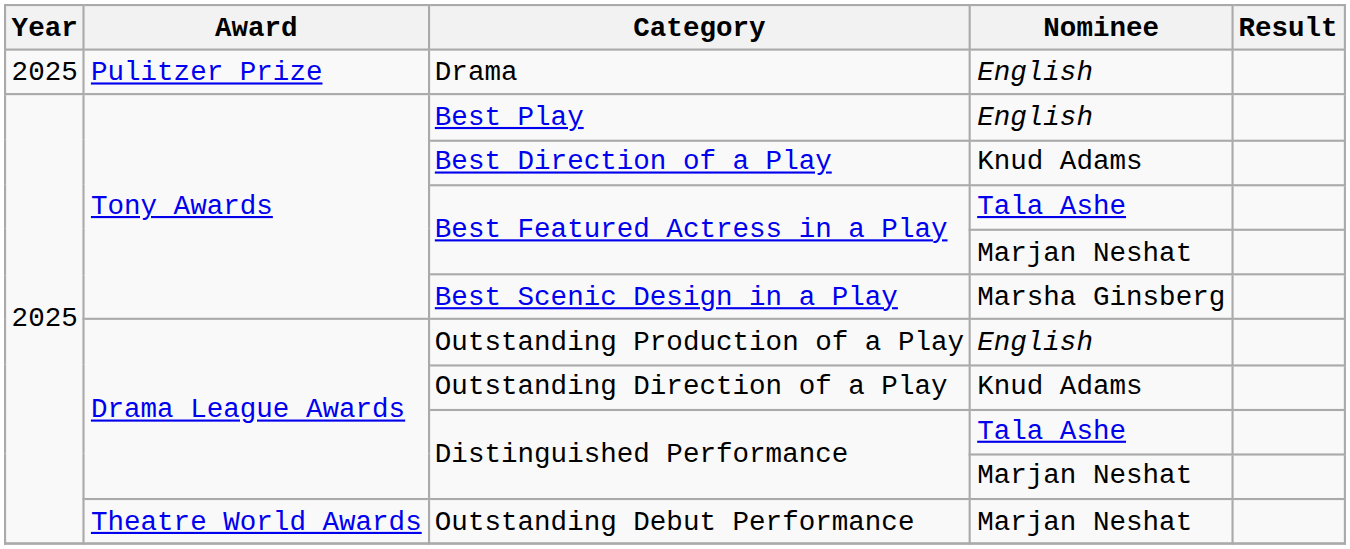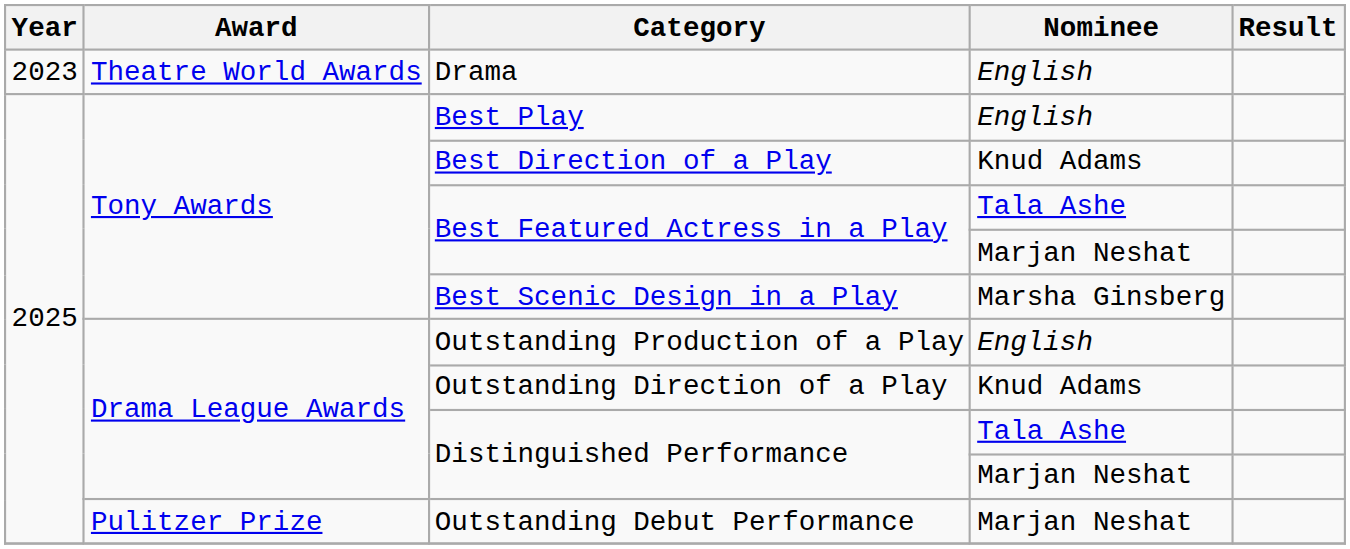(45, 72) 2025 -> (45, 72) 2023
(207, 72) Pulitzer Prize -> (256, 72) Theatre World Awards
(256, 522) Theatre World Awards -> (207, 522) Pulitzer Prize
